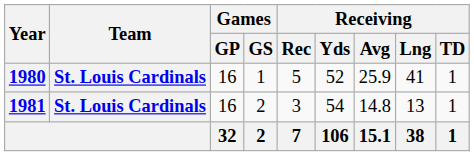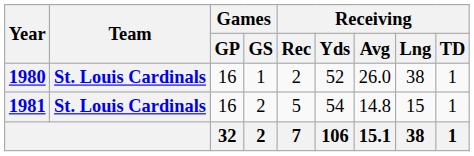(296, 77) 5 -> (296, 77) 2
(375, 77) 25.9 -> (375, 77) 26.0
(415, 77) 41 -> (415, 77) 38
(296, 106) 3 -> (296, 106) 5
(415, 106) 13 -> (415, 106) 15
